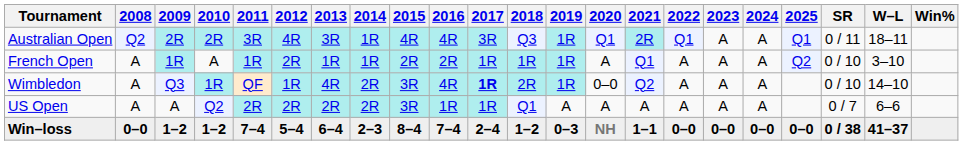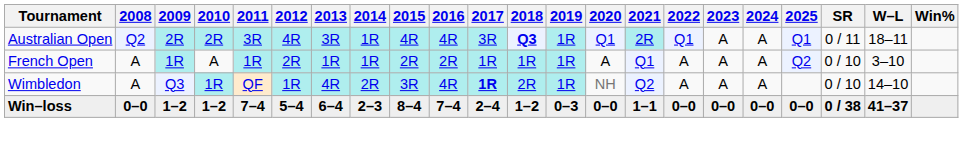(527, 38) normal -> (527, 38) bold
(605, 83) 0–0 -> (605, 83) NH
- row: (38, 106)
(605, 129) NH -> (605, 106) 0–0
